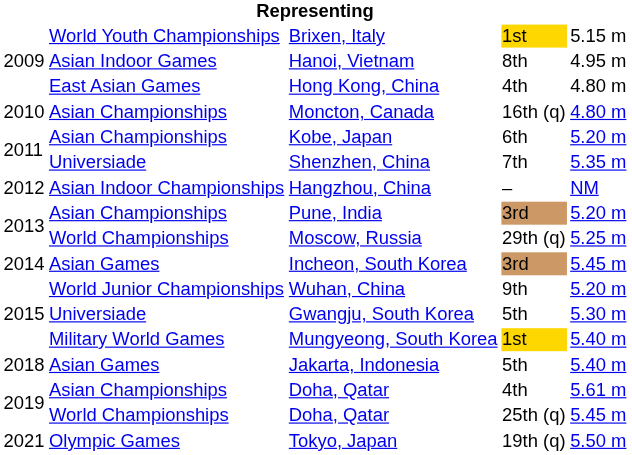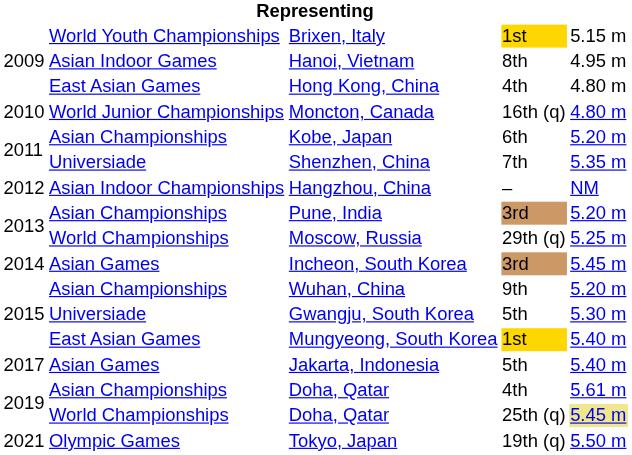(138, 111) Asian Championships -> (166, 111) World Junior Championships
(166, 289) World Junior Championships -> (138, 289) Asian Championships
(137, 339) Military World Games -> (125, 339) East Asian Games
(24, 364) 2018 -> (24, 364) 2017
(598, 415) no background -> (598, 415) khaki background
